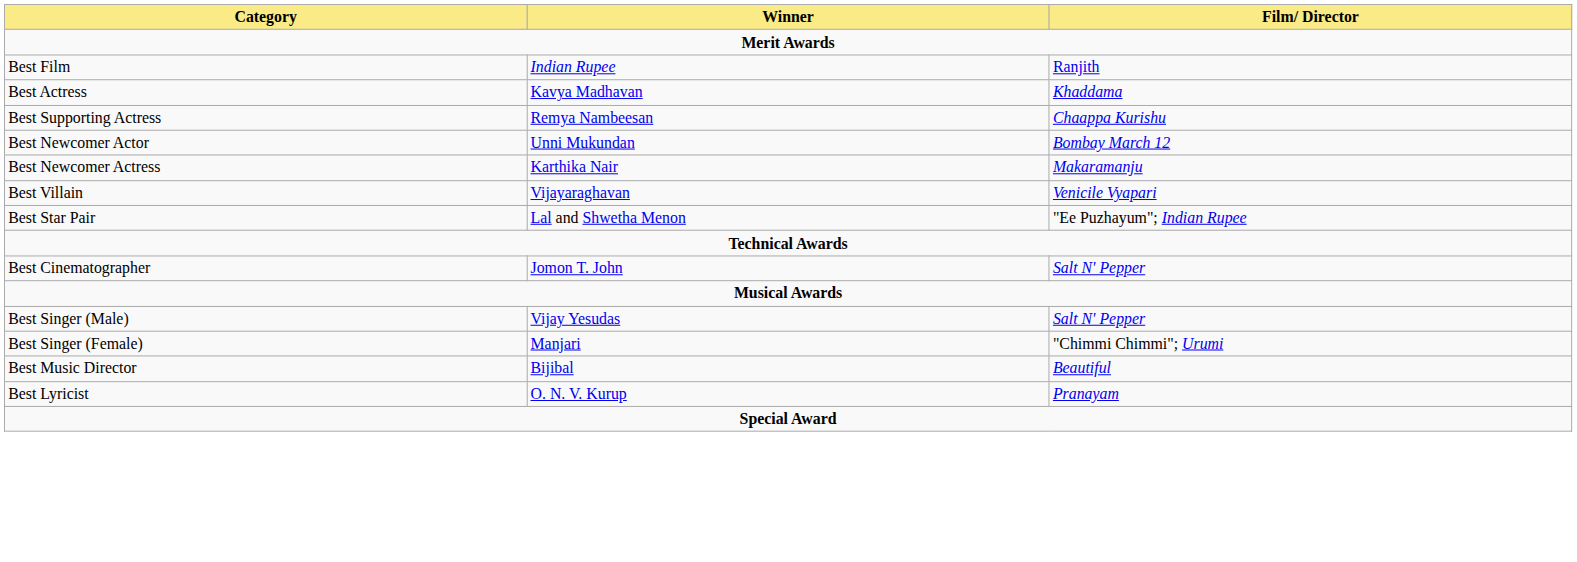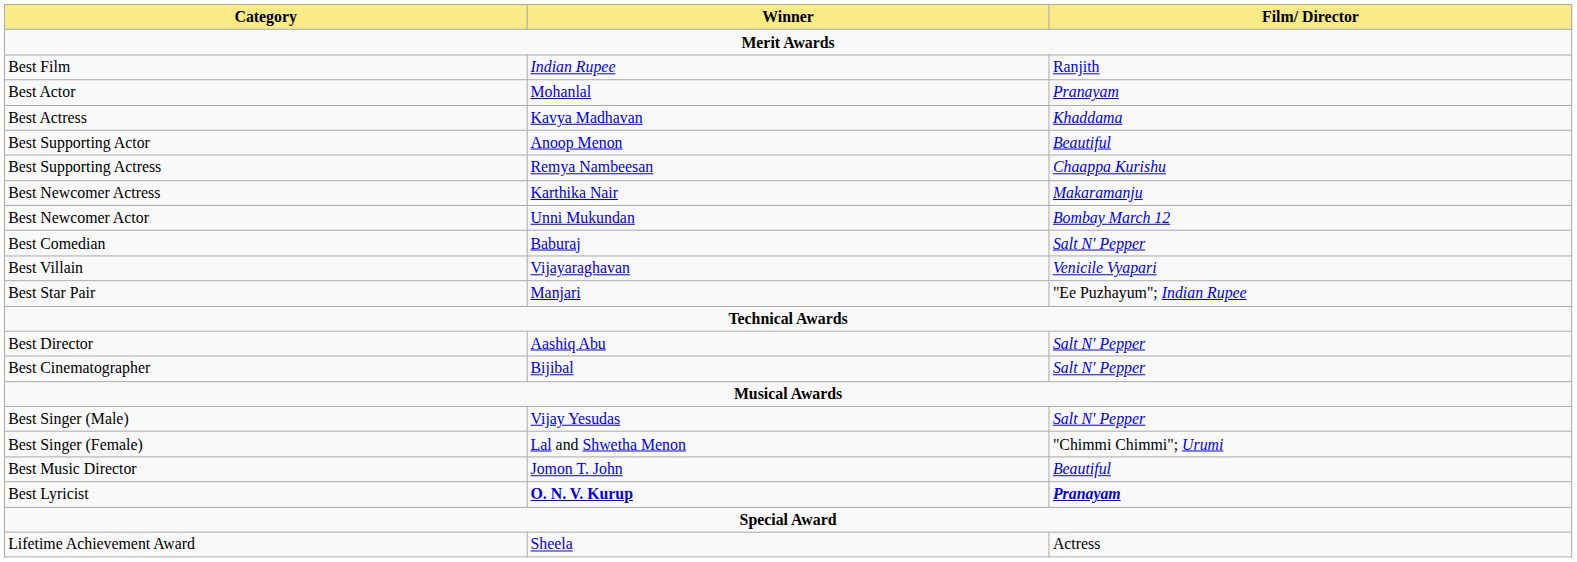+ row: (42, 92)
+ row: (79, 142)
rows swapped: (79, 142) <-> (84, 167)
+ row: (57, 243)
(608, 218) Lal and Shwetha Menon -> (556, 293) Manjari
+ row: (51, 343)
(577, 268) Jomon T. John -> (552, 368) Bijibal
(556, 343) Manjari -> (608, 444) Lal and Shwetha Menon
(552, 368) Bijibal -> (577, 469) Jomon T. John
(579, 393) normal -> (582, 494) bold
(1086, 393) normal -> (1087, 494) bold
+ row: (102, 544)
